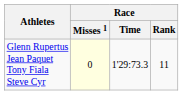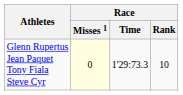(164, 65) 11 -> (164, 65) 10
